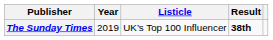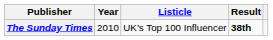(108, 27) 2019 -> (108, 27) 2010
